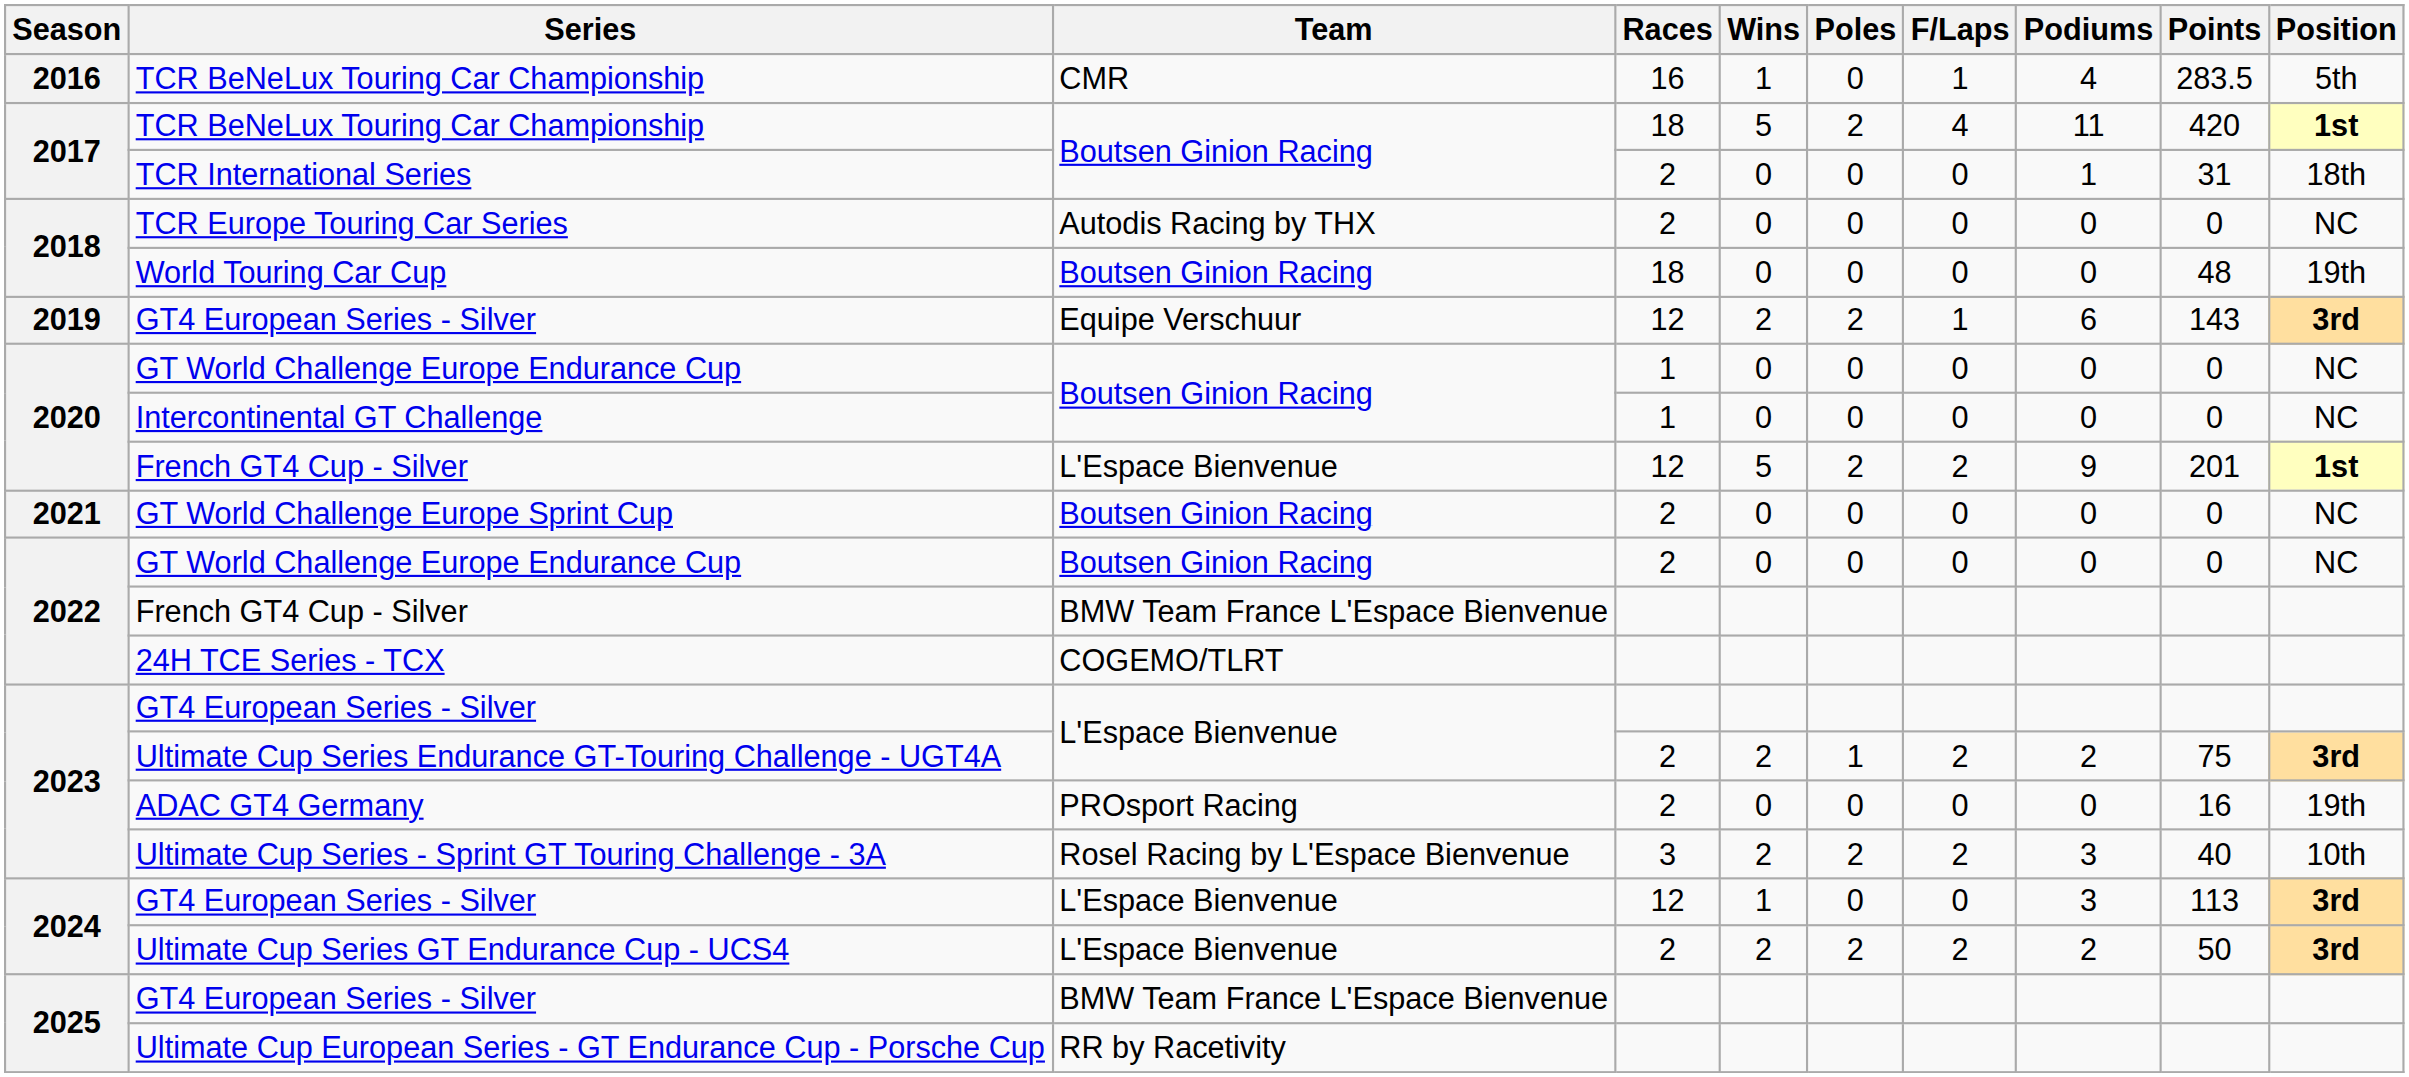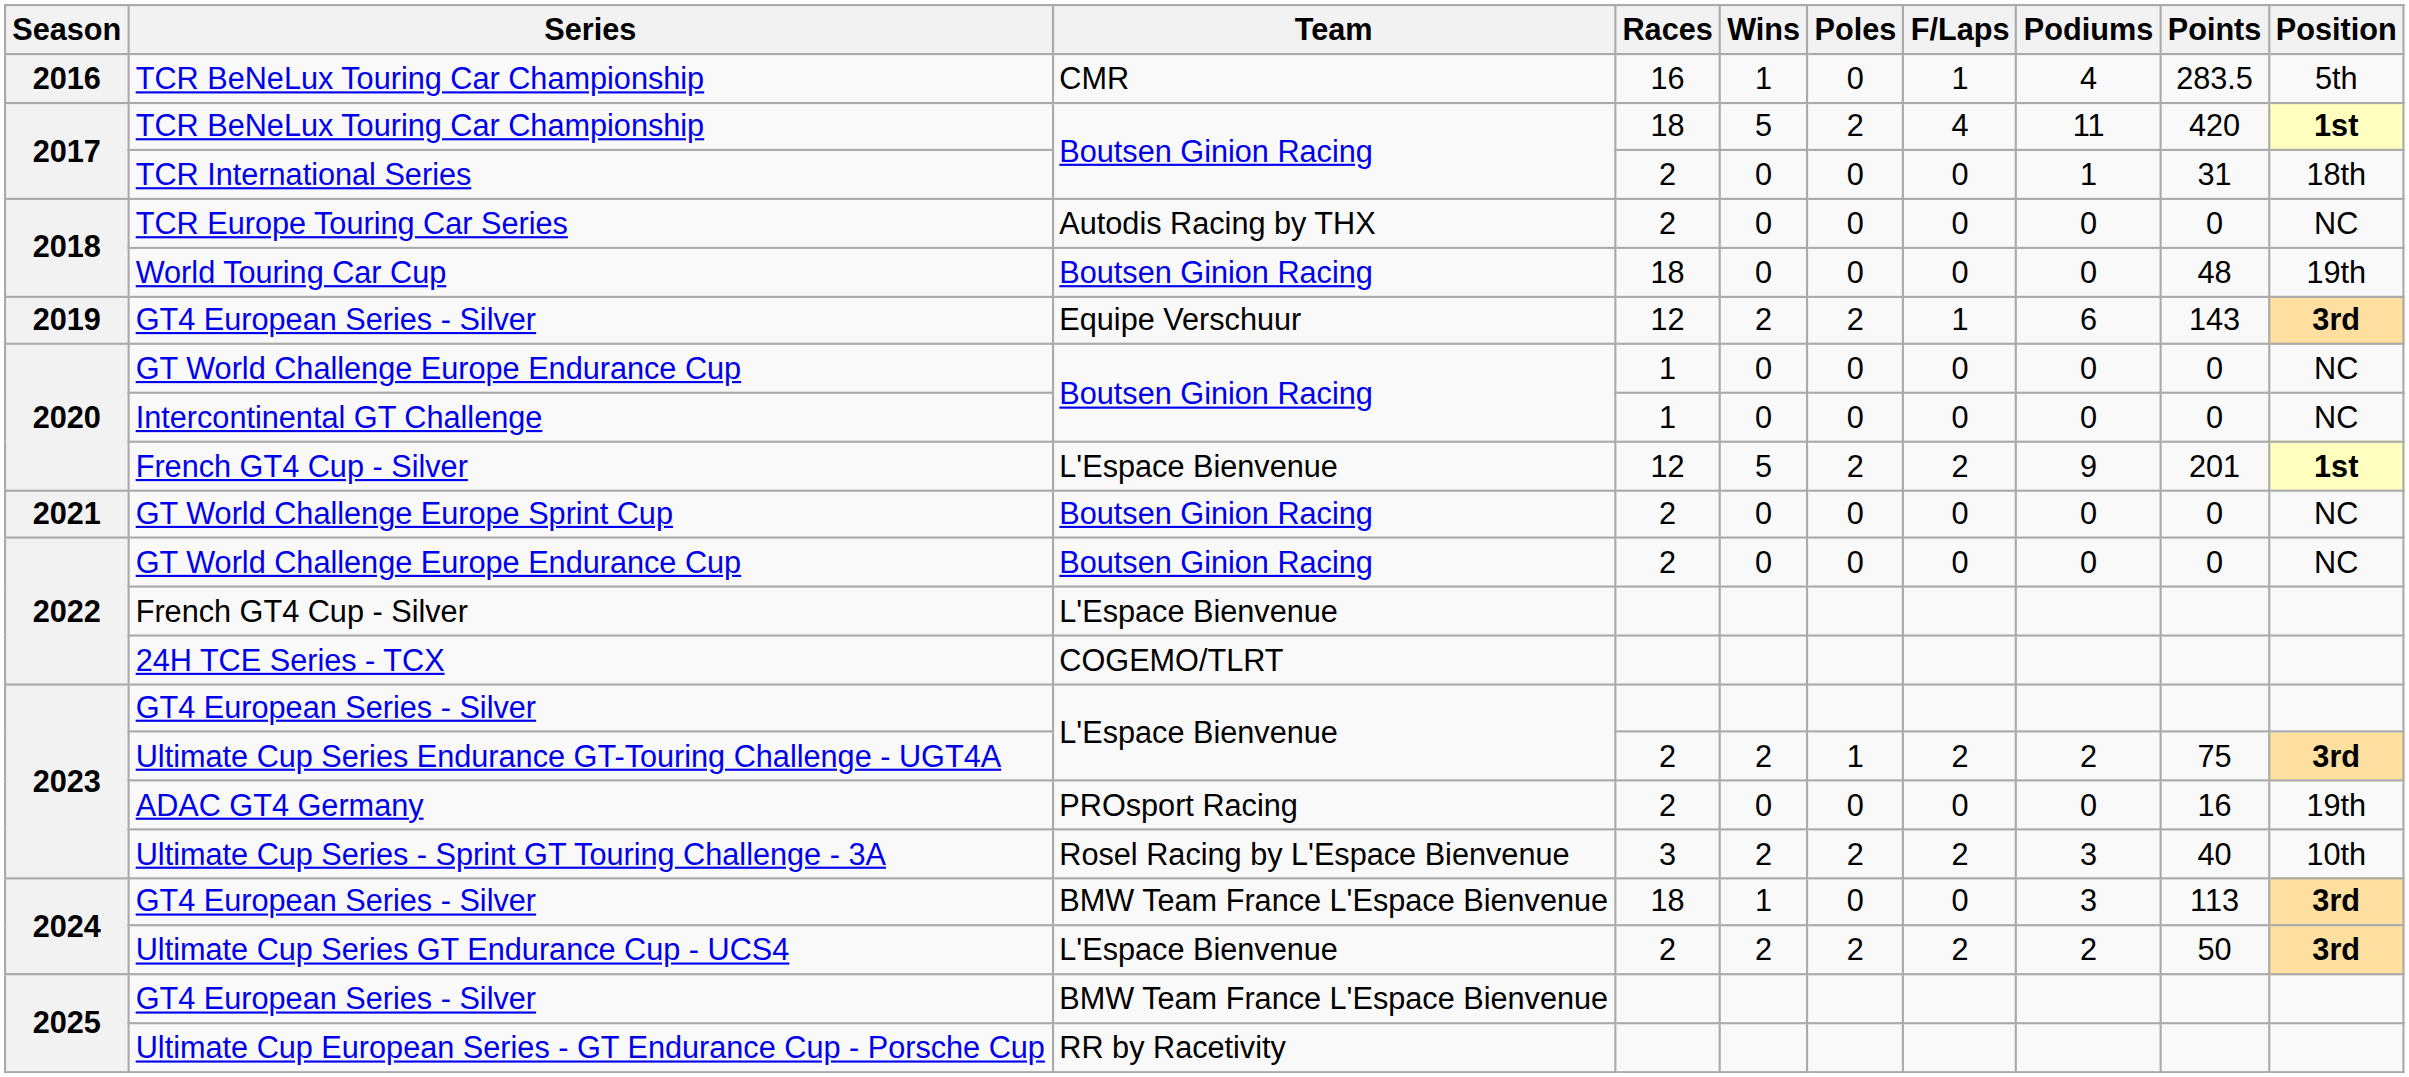(1334, 611) BMW Team France L'Espace Bienvenue -> (1199, 611) L'Espace Bienvenue
(1199, 902) L'Espace Bienvenue -> (1334, 902) BMW Team France L'Espace Bienvenue
(1668, 902) 12 -> (1668, 902) 18
